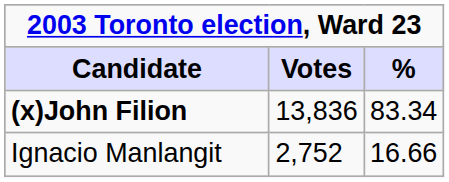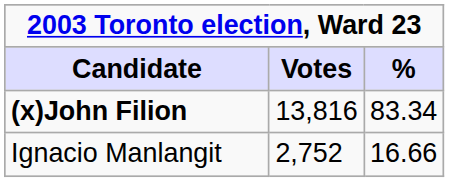(317, 111) 13,836 -> (317, 111) 13,816
